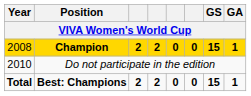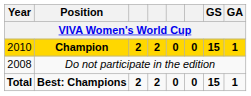(19, 47) 2008 -> (19, 47) 2010
(19, 64) 2010 -> (19, 64) 2008
